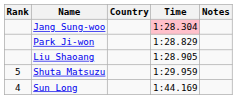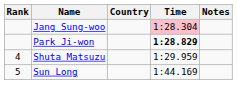(175, 42) normal -> (175, 42) bold
- row: (64, 57)
(18, 72) 5 -> (18, 57) 4
(18, 87) 4 -> (18, 72) 5
